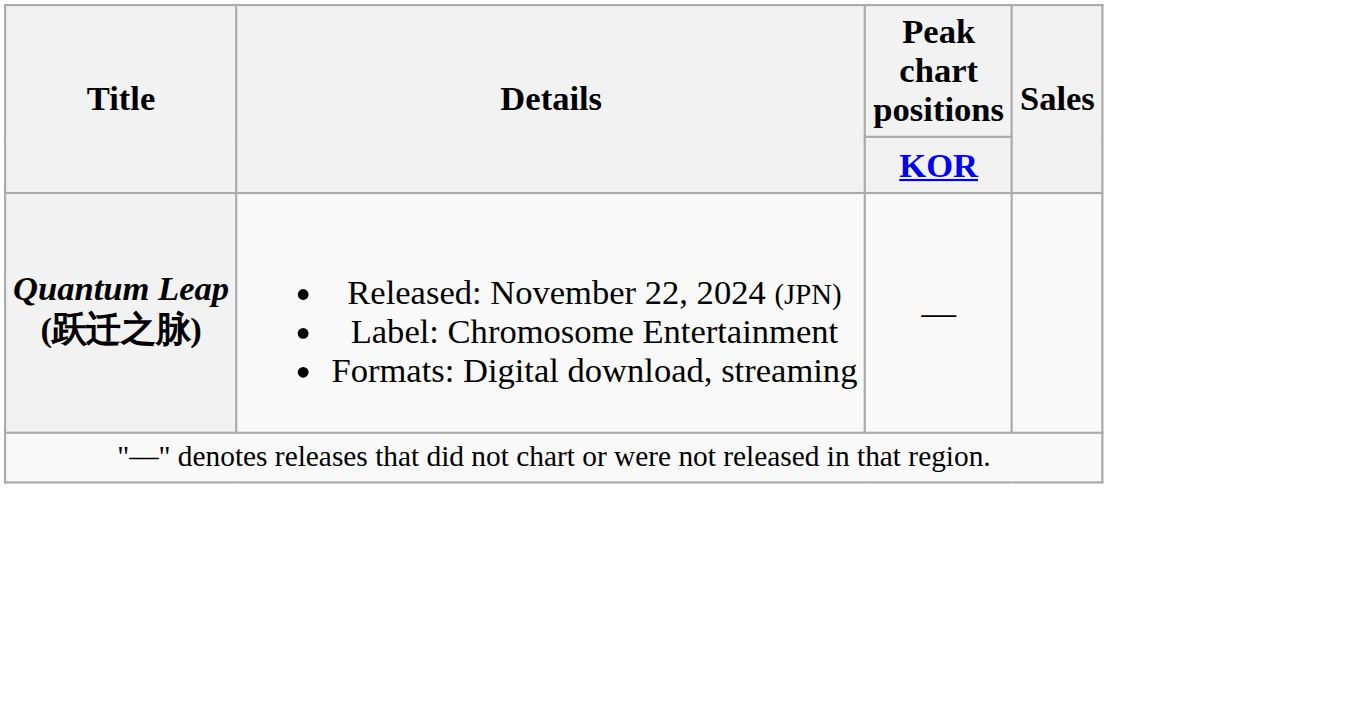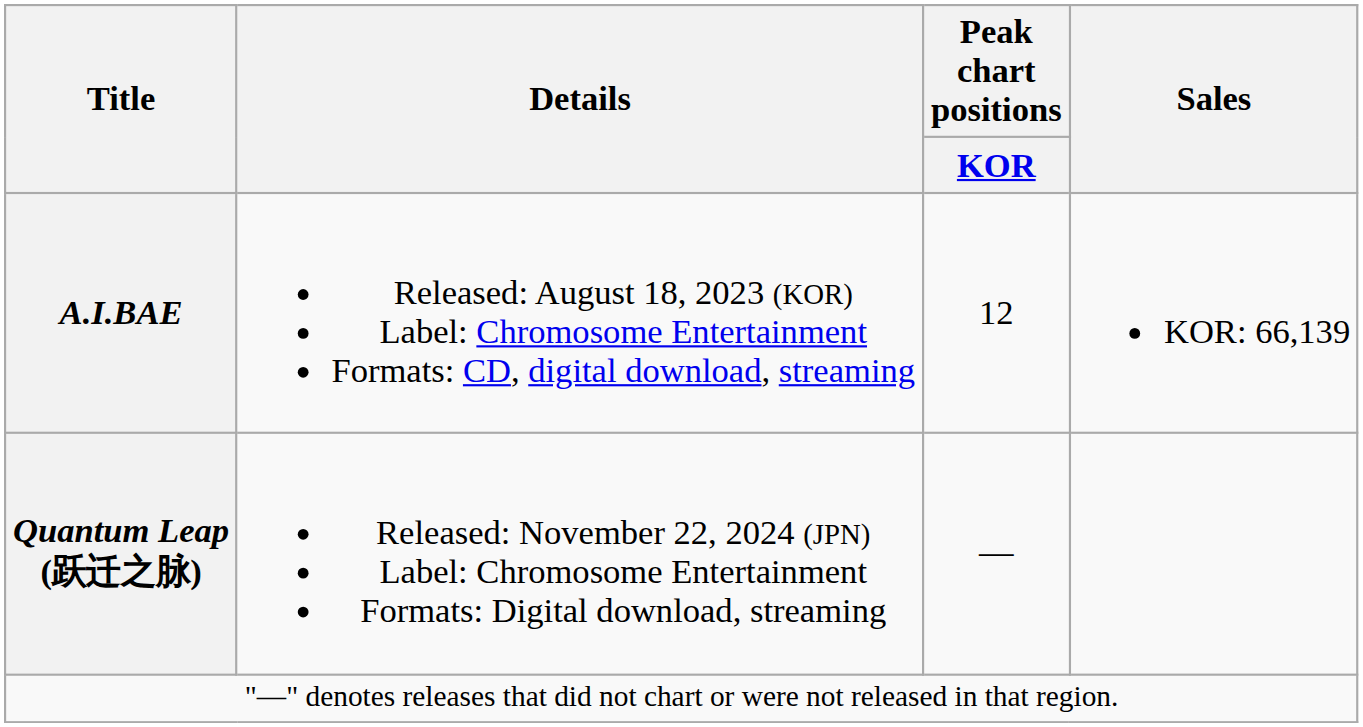+ row: (121, 312)
